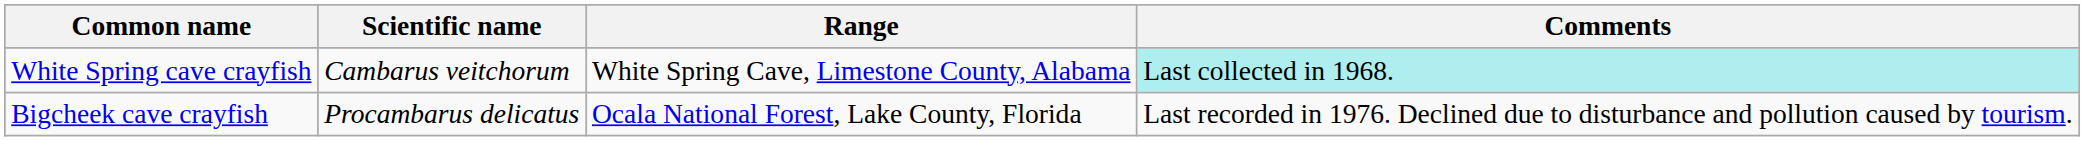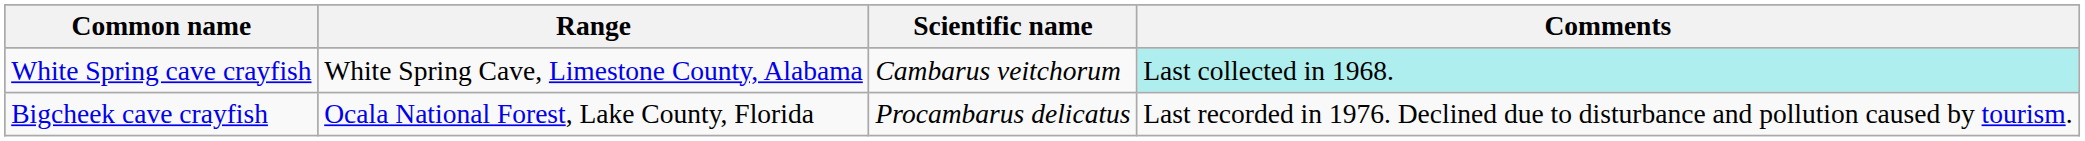columns swapped: (452, 26) <-> (861, 26)
